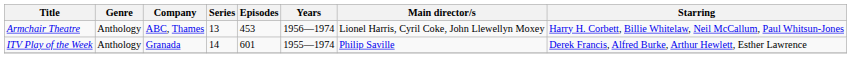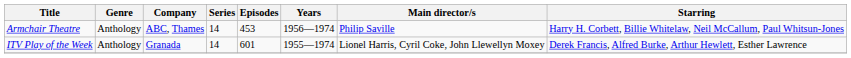(214, 28) 13 -> (214, 28) 14
(442, 28) Lionel Harris, Cyril Coke, John Llewellyn Moxey -> (367, 28) Philip Saville
(367, 45) Philip Saville -> (442, 45) Lionel Harris, Cyril Coke, John Llewellyn Moxey
